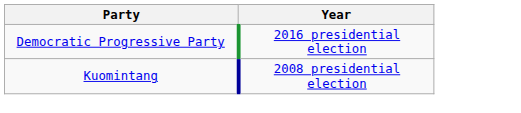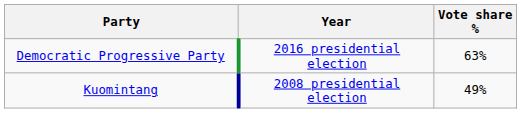+ column: (475, 22)
